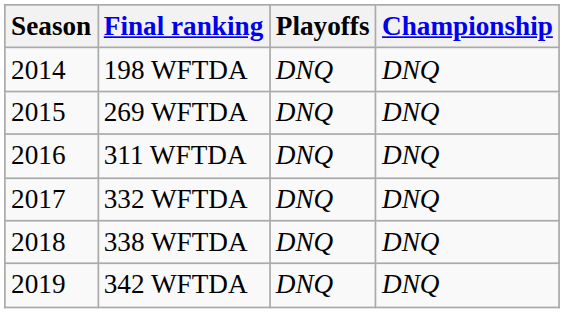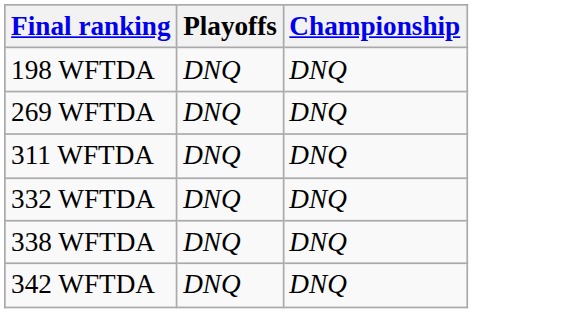- column: (51, 26)
